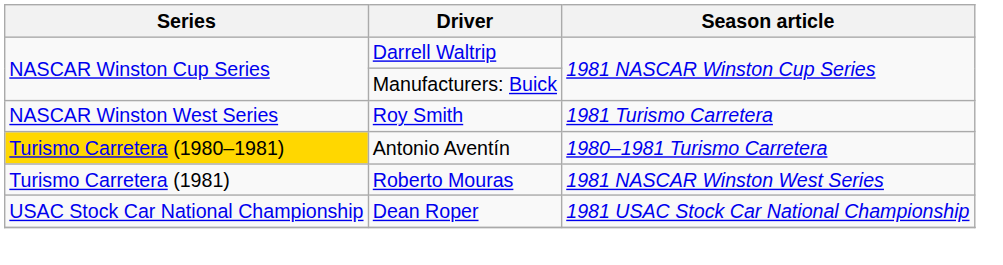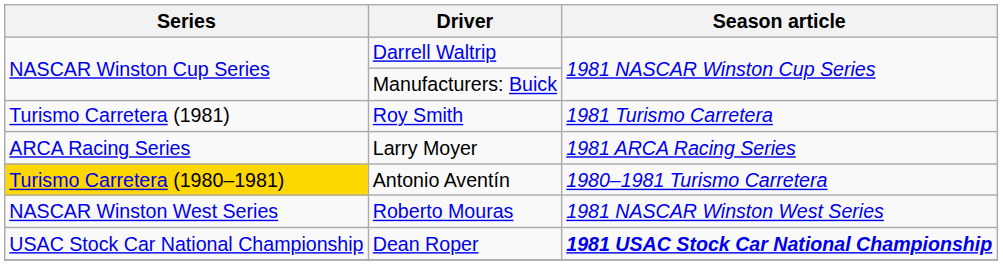(144, 116) NASCAR Winston West Series -> (120, 116) Turismo Carretera (1981)
+ row: (425, 148)
(120, 180) Turismo Carretera (1981) -> (144, 211) NASCAR Winston West Series
(768, 211) normal -> (779, 243) bold
